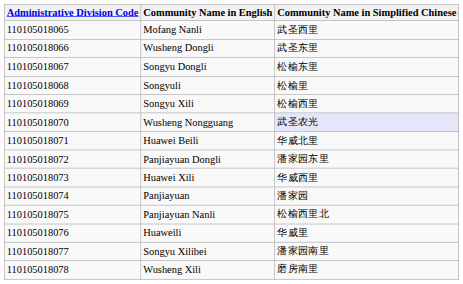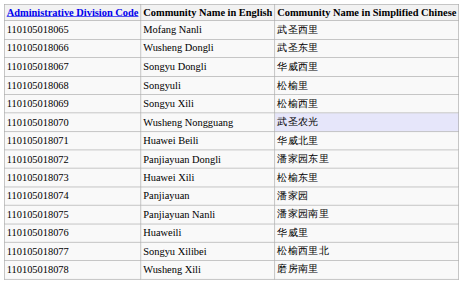(298, 66) 松榆东里 -> (298, 66) 华威西里
(298, 177) 华威西里 -> (298, 177) 松榆东里
(303, 214) 松榆西里北 -> (303, 214) 潘家园南里
(303, 251) 潘家园南里 -> (303, 251) 松榆西里北
